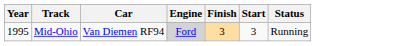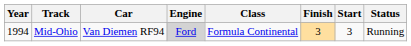+ column: (253, 13)
(18, 31) 1995 -> (18, 31) 1994
